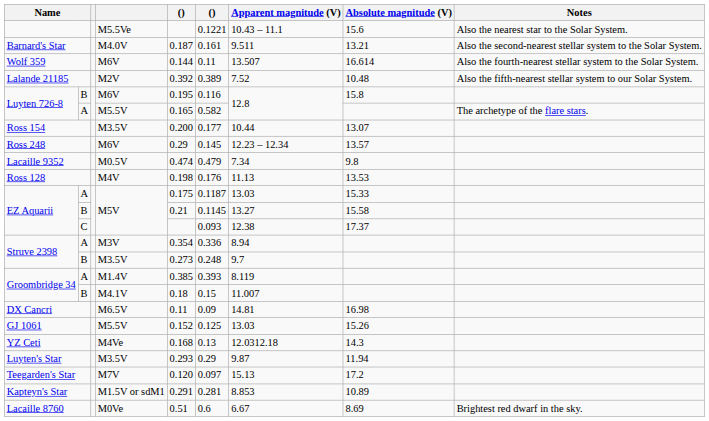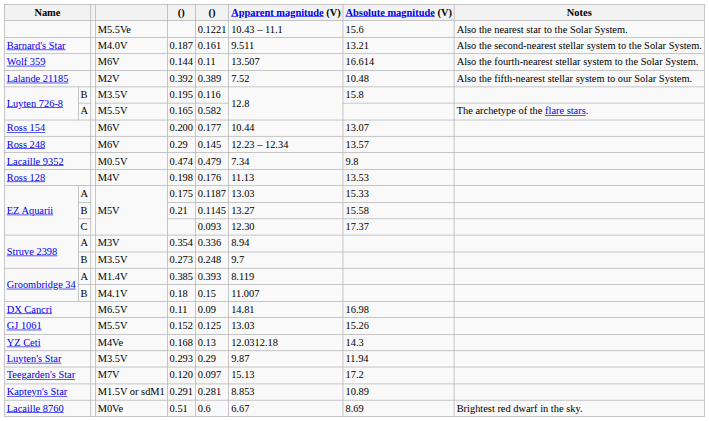(109, 95) M6V -> (113, 95) M3.5V
(113, 128) M3.5V -> (109, 128) M6V
(243, 227) 12.38 -> (243, 227) 12.30
